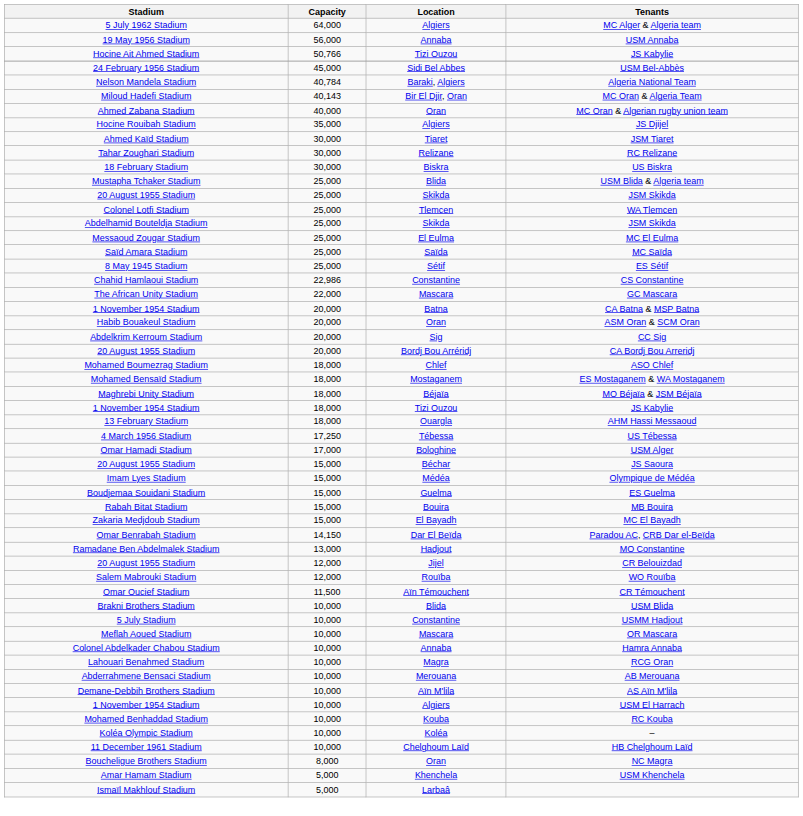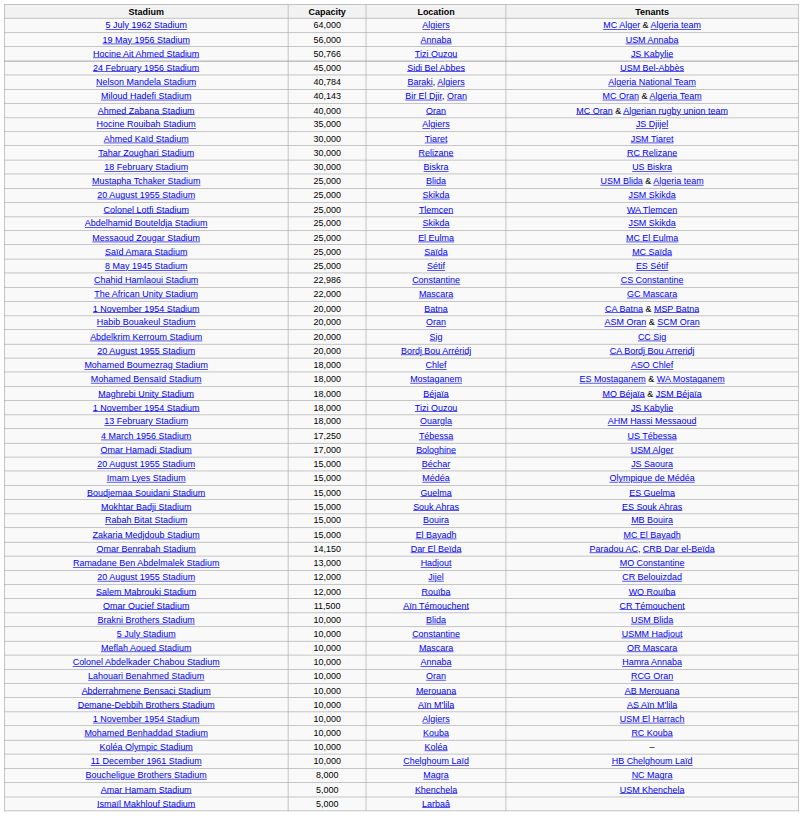+ row: (146, 506)
(436, 662) Magra -> (436, 676) Oran
(436, 761) Oran -> (436, 775) Magra
